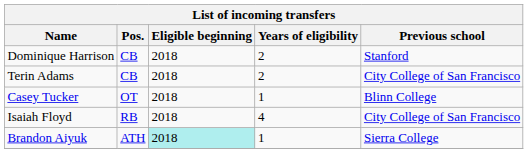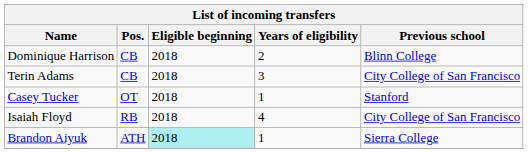(386, 55) Stanford -> (400, 55) Blinn College
(261, 76) 2 -> (261, 76) 3
(400, 96) Blinn College -> (386, 96) Stanford
